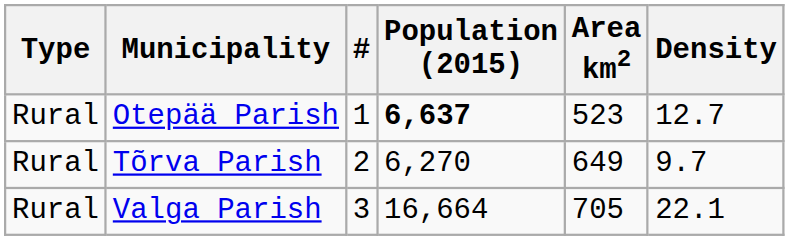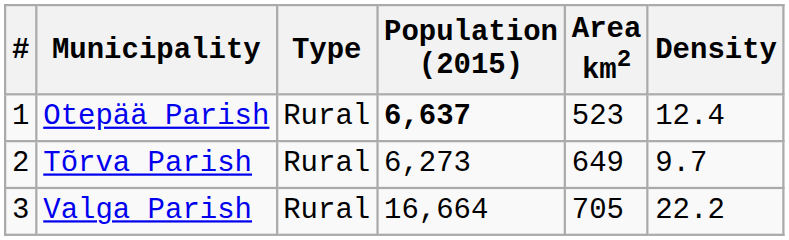columns swapped: (361, 49) <-> (55, 49)
(690, 117) 12.7 -> (690, 117) 12.4
(428, 164) 6,270 -> (428, 164) 6,273
(690, 211) 22.1 -> (690, 211) 22.2
